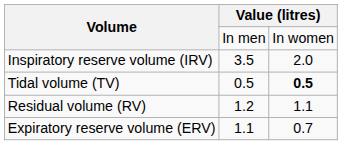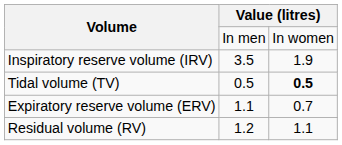(303, 60) 2.0 -> (303, 60) 1.9
rows swapped: (112, 128) <-> (77, 106)
